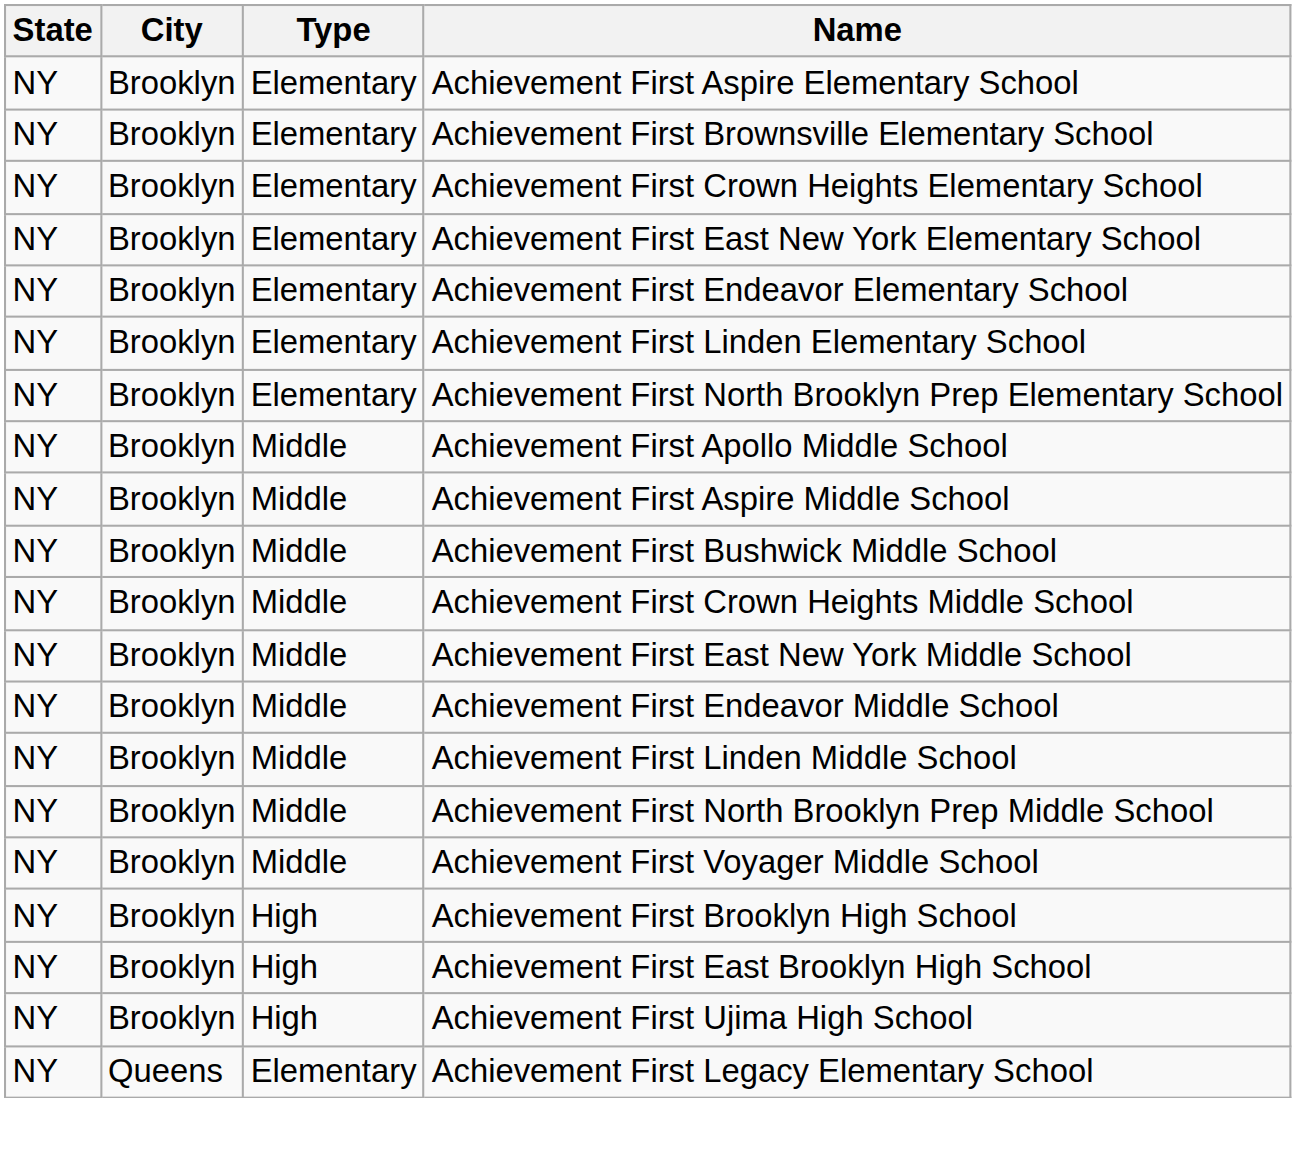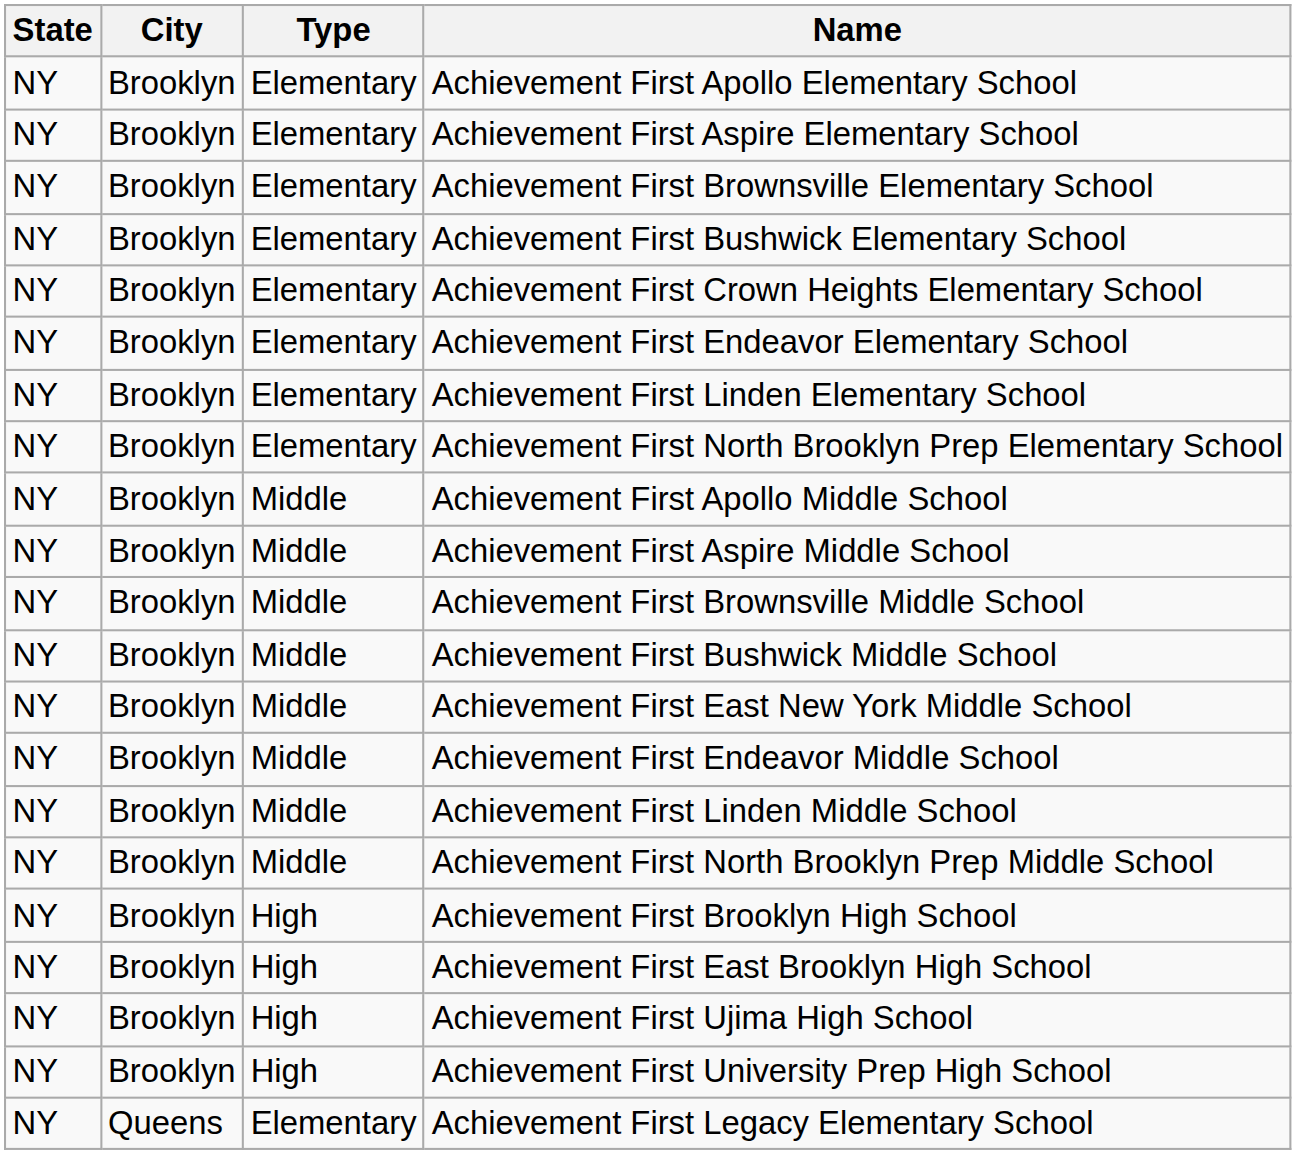+ row: (754, 82)
+ row: (779, 238)
- row: (816, 238)
+ row: (758, 602)
- row: (783, 602)
- row: (735, 862)
+ row: (772, 1070)
